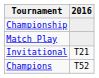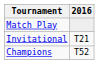- row: (37, 25)
